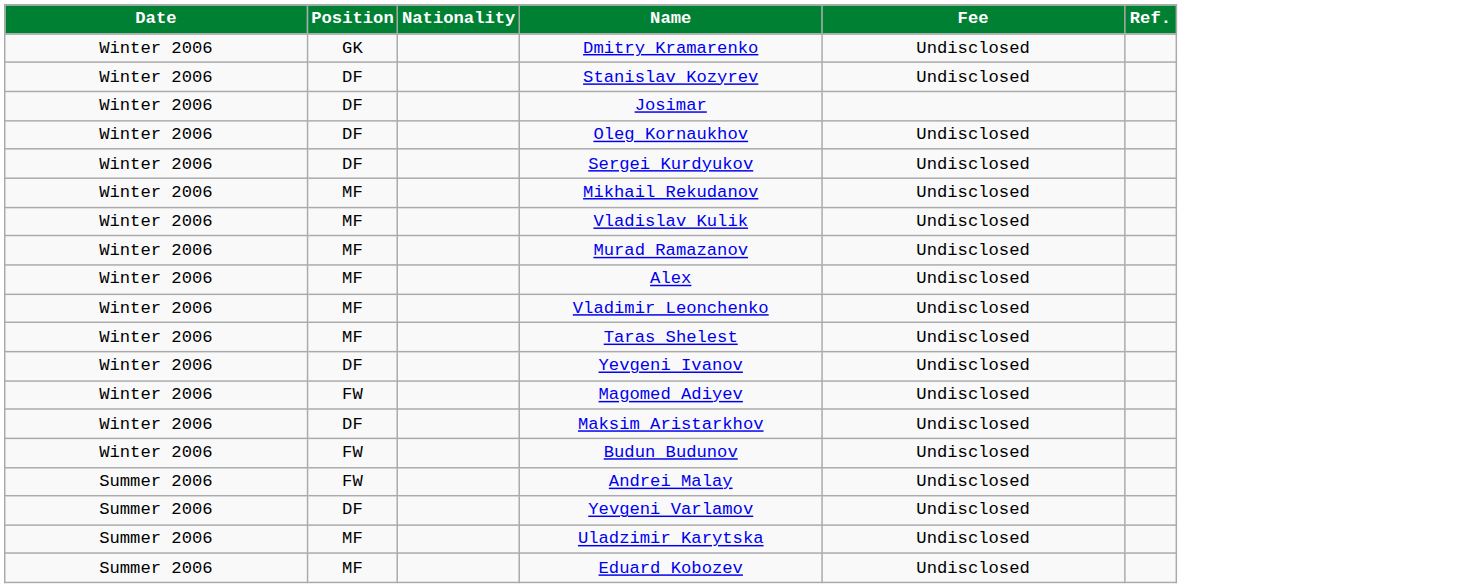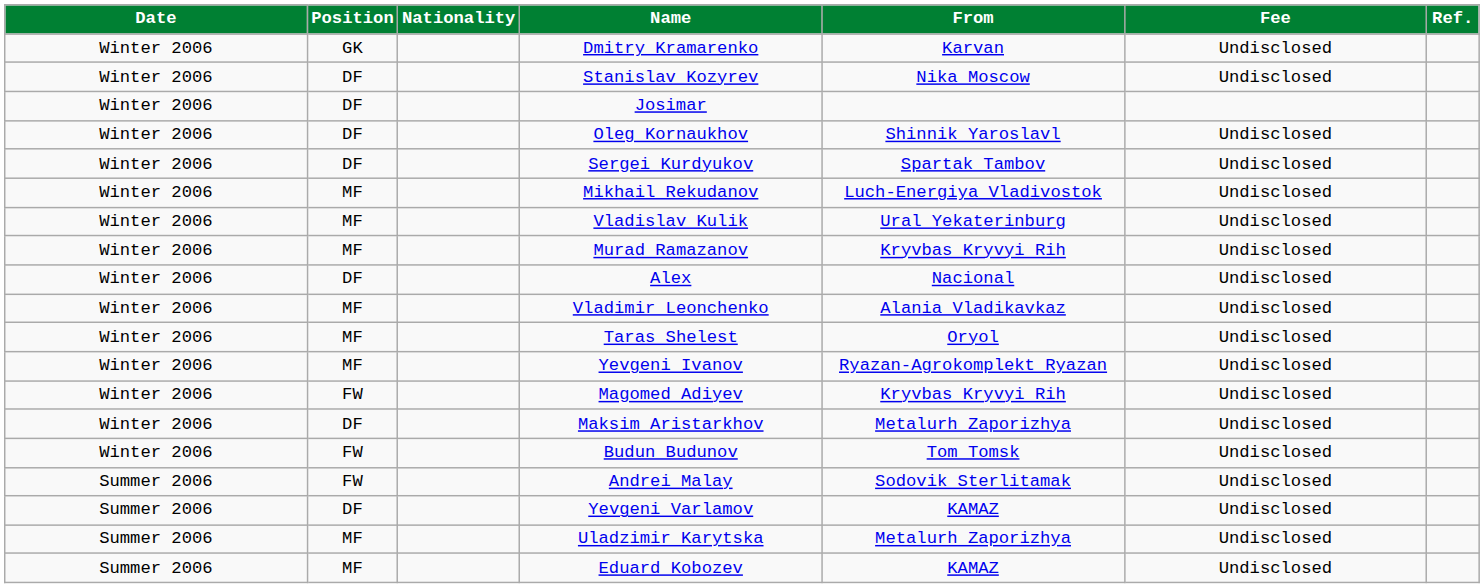+ column: (973, 19)
(352, 279) MF -> (352, 279) DF
(352, 366) DF -> (352, 366) MF
